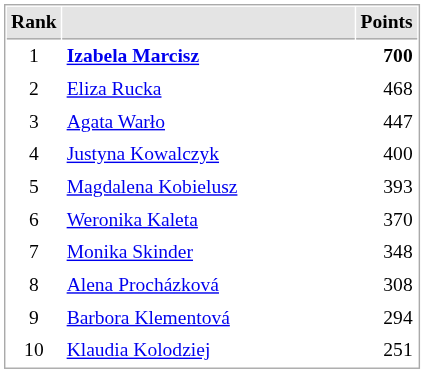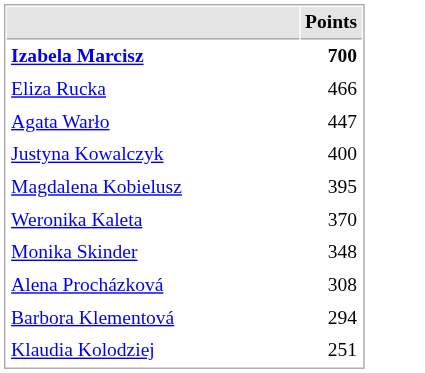- column: (34, 22)
(398, 88) 468 -> (342, 88) 466
(398, 186) 393 -> (342, 186) 395
